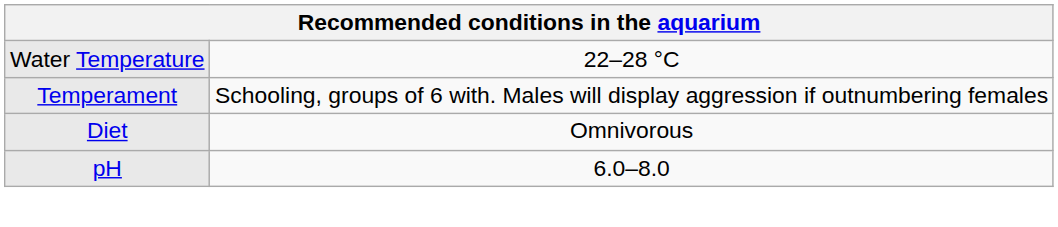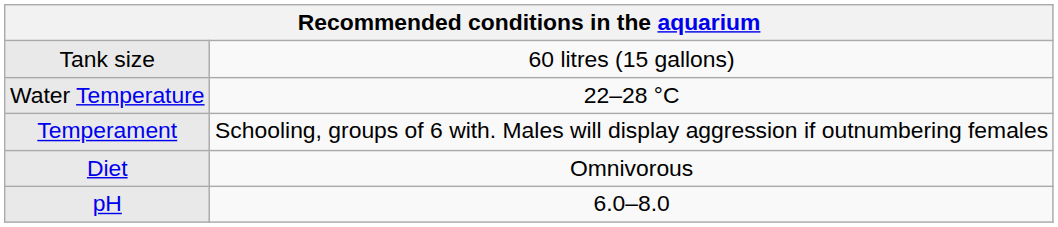+ row: (107, 58)
